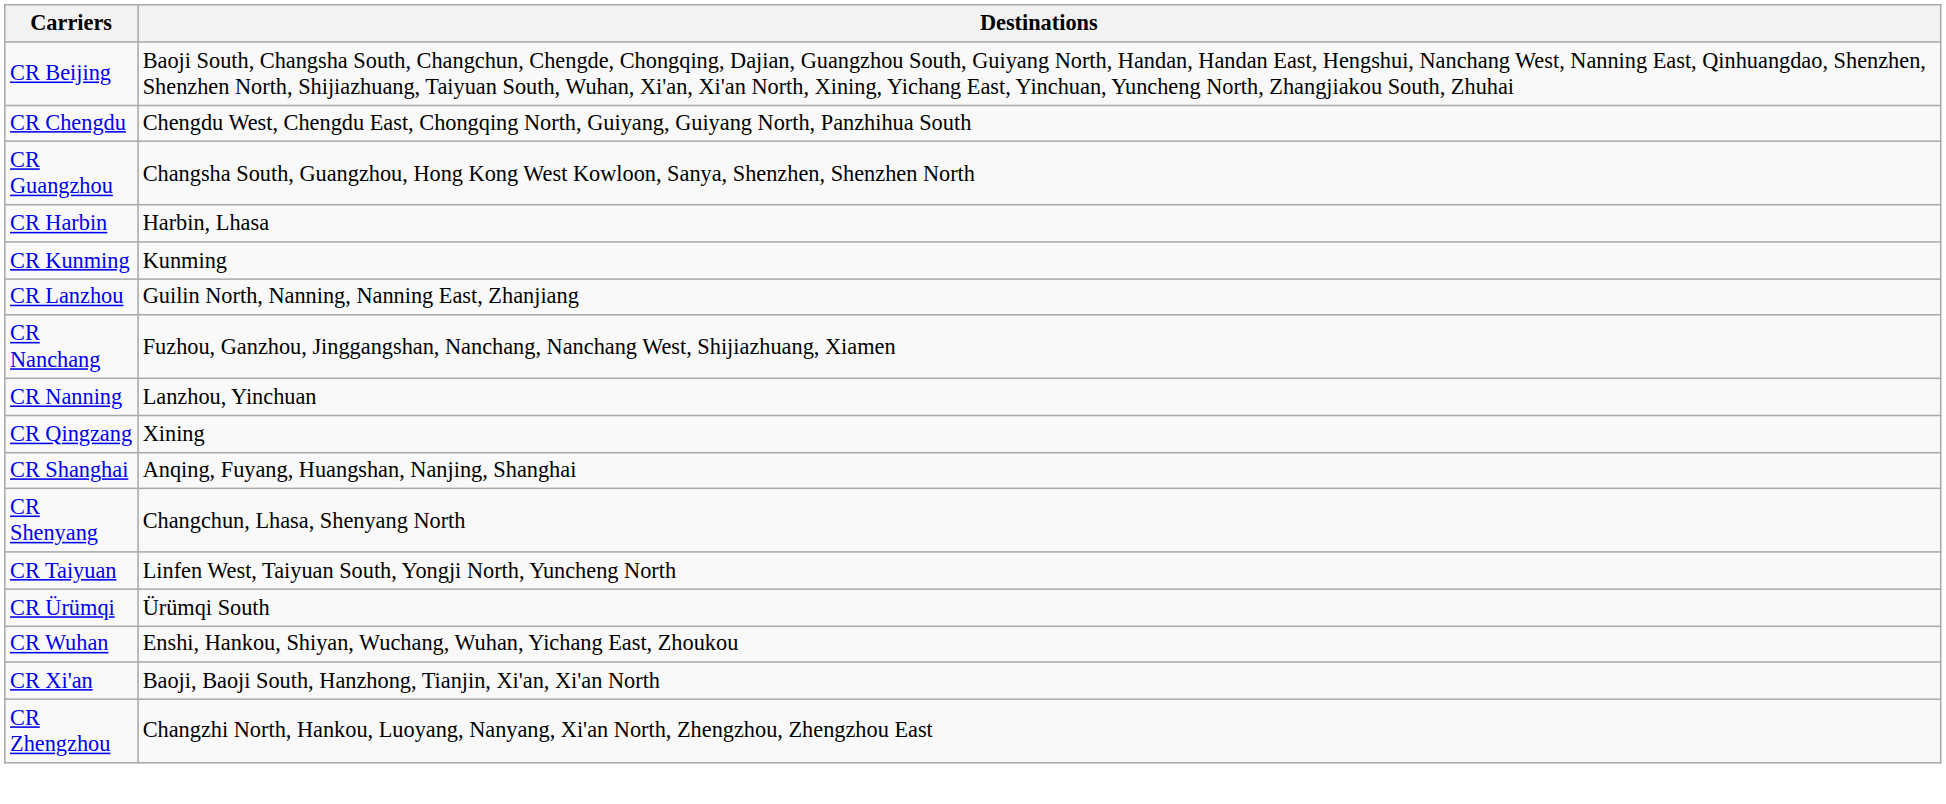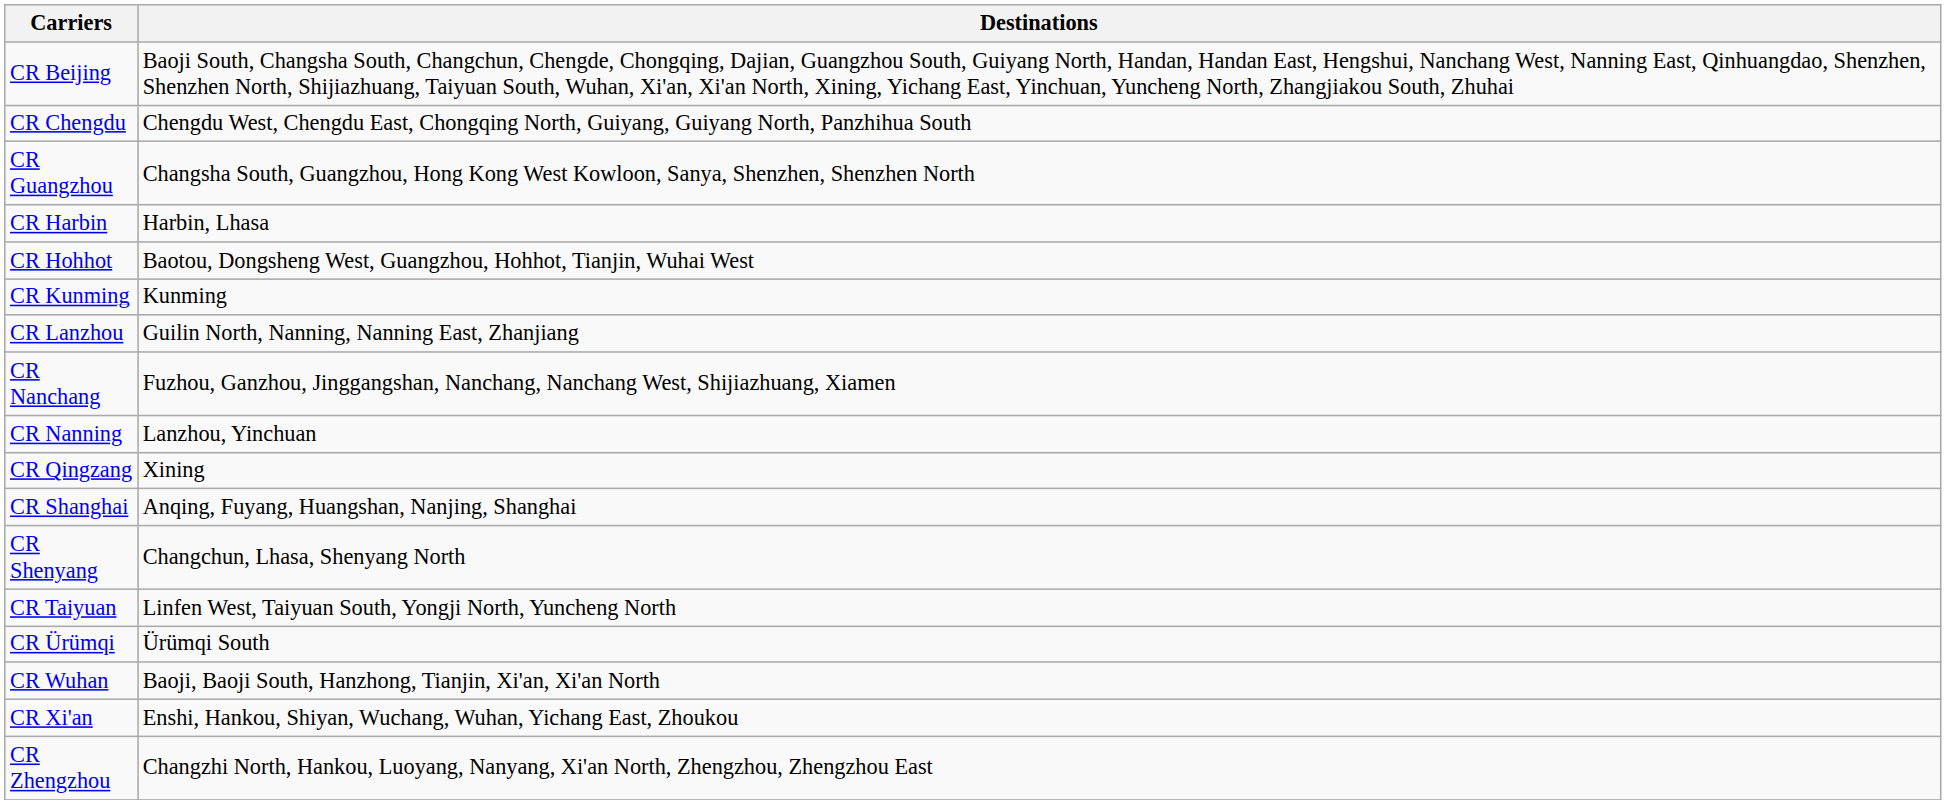+ row: (61, 260)
(440, 644) Enshi, Hankou, Shiyan, Wuchang, Wuhan, Yichang East, Zhoukou -> (401, 680) Baoji, Baoji South, Hanzhong, Tianjin, Xi'an, Xi'an North
(401, 680) Baoji, Baoji South, Hanzhong, Tianjin, Xi'an, Xi'an North -> (440, 717) Enshi, Hankou, Shiyan, Wuchang, Wuhan, Yichang East, Zhoukou
